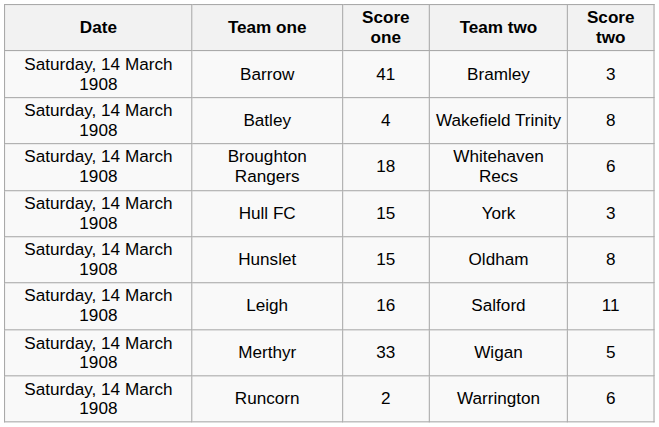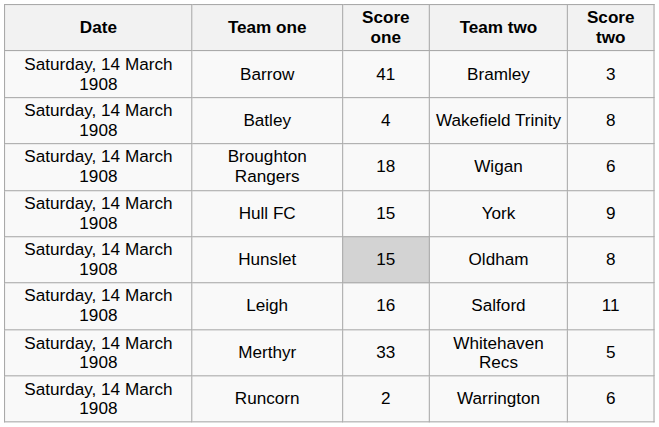(498, 166) Whitehaven Recs -> (498, 166) Wigan
(611, 213) 3 -> (611, 213) 9
(386, 259) no background -> (386, 259) lightgrey background
(498, 352) Wigan -> (498, 352) Whitehaven Recs
